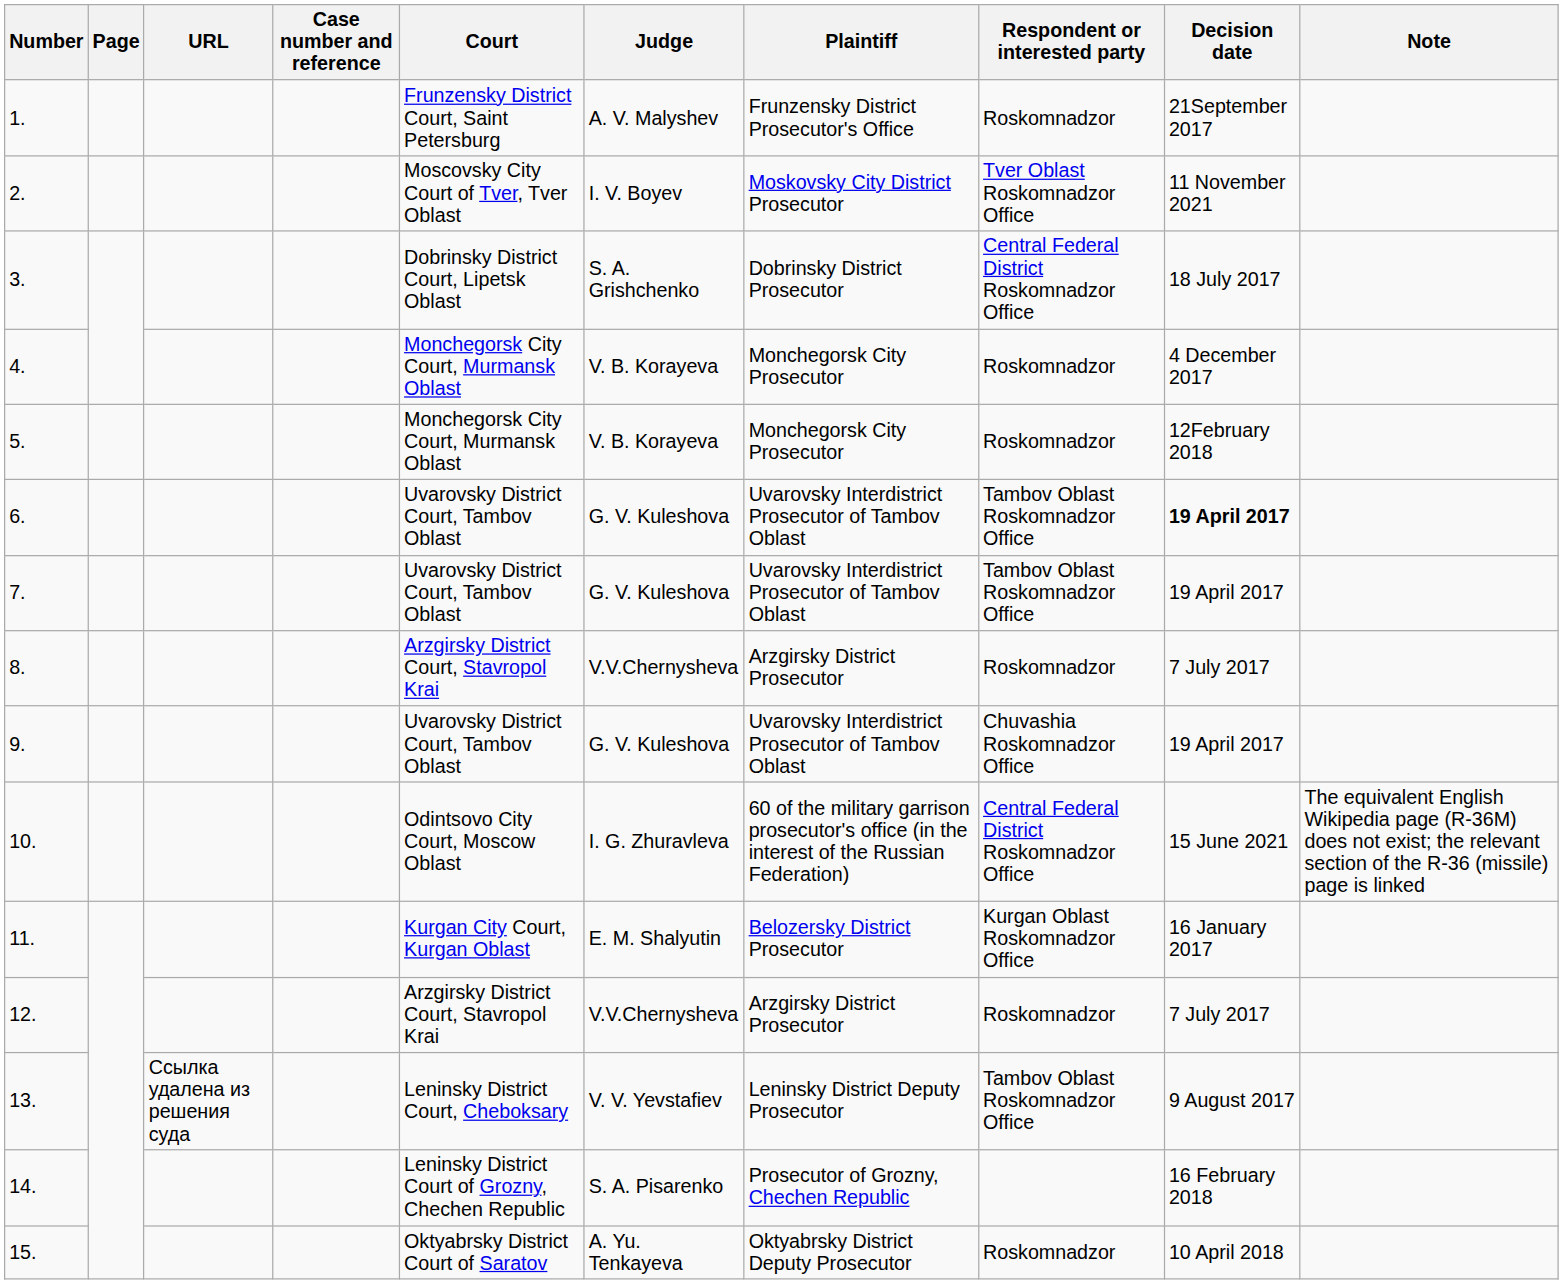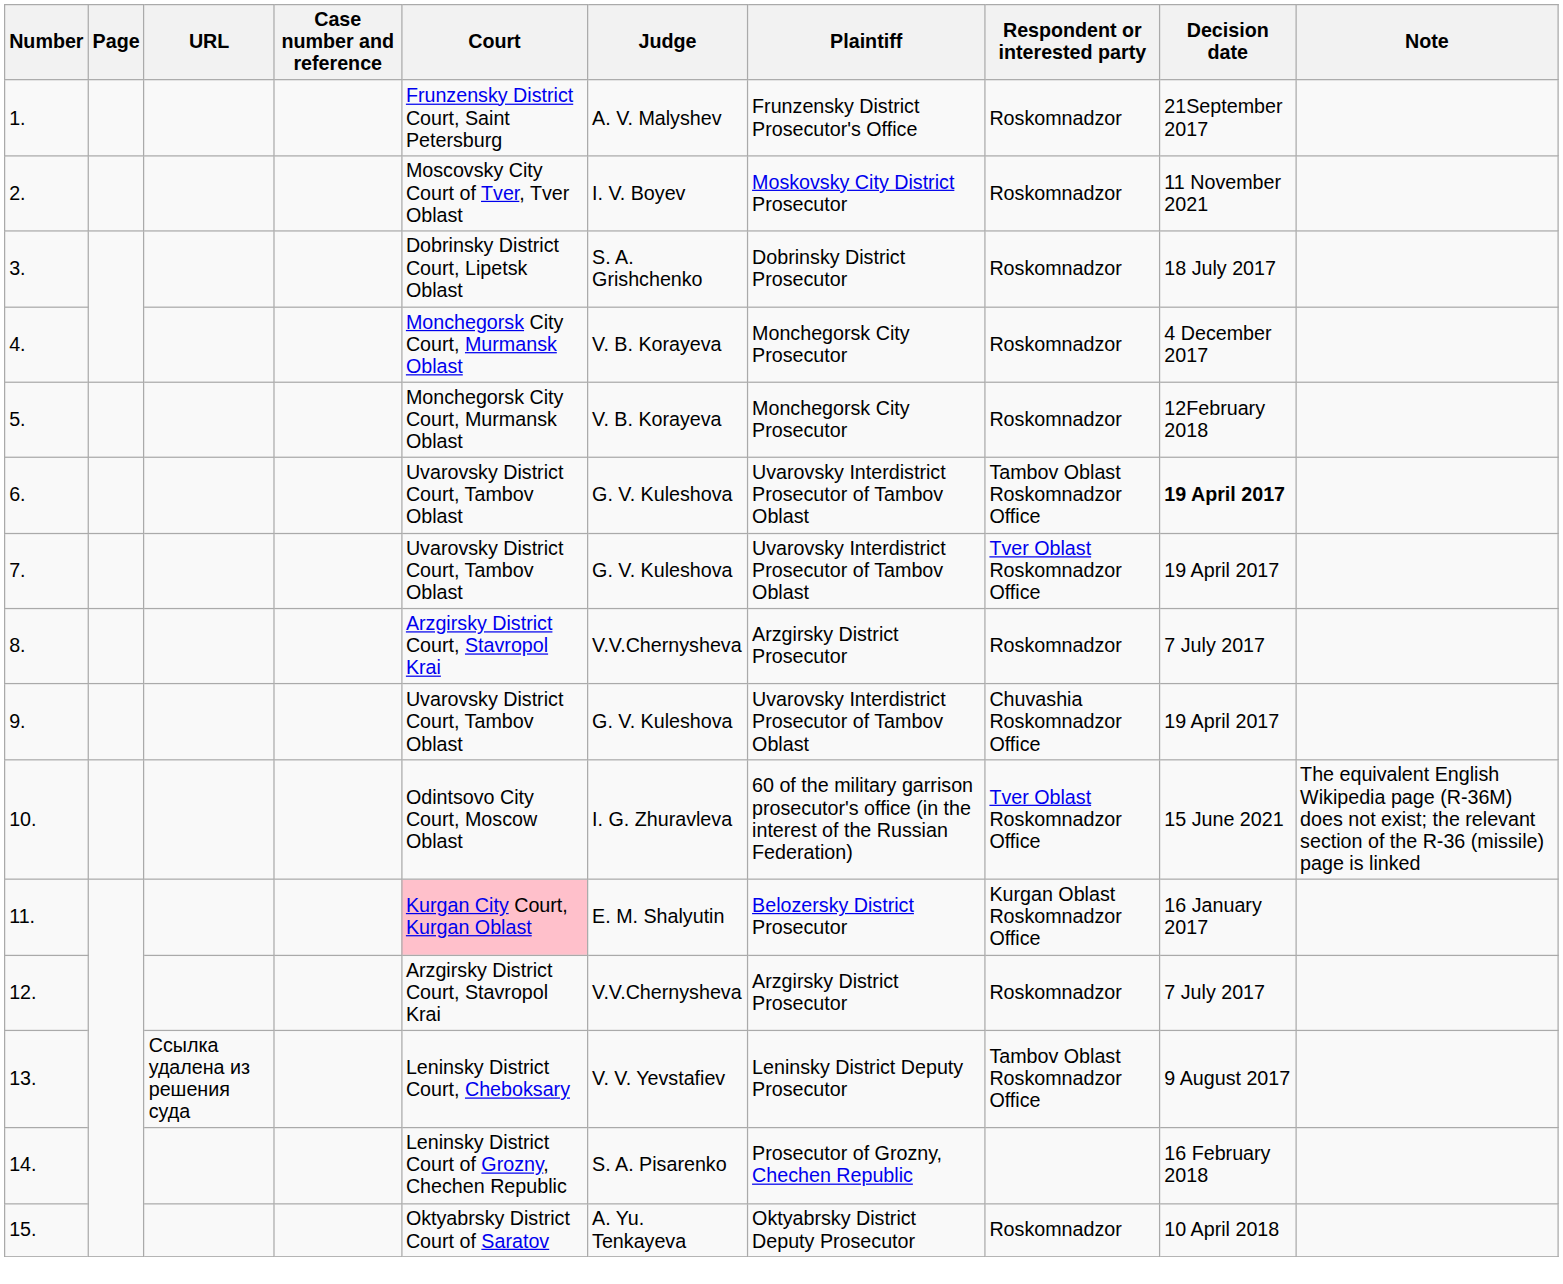(1049, 193) Tver Oblast Roskomnadzor Office -> (1056, 193) Roskomnadzor
(1051, 279) Central Federal District Roskomnadzor Office -> (1056, 268) Roskomnadzor
(1049, 592) Tambov Oblast Roskomnadzor Office -> (1056, 570) Tver Oblast Roskomnadzor Office
(1051, 841) Central Federal District Roskomnadzor Office -> (1056, 819) Tver Oblast Roskomnadzor Office
(485, 939) no background -> (487, 916) pink background
